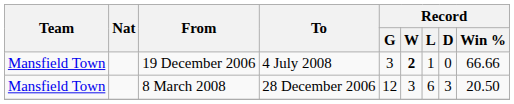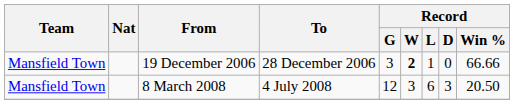(297, 63) 4 July 2008 -> (319, 63) 28 December 2006
(319, 87) 28 December 2006 -> (297, 87) 4 July 2008
